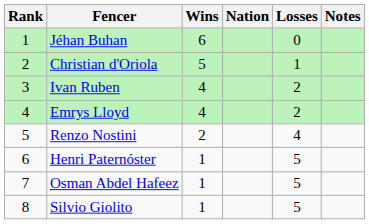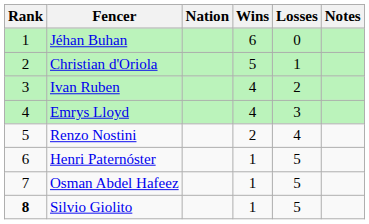columns swapped: (247, 16) <-> (202, 16)
(297, 111) 2 -> (297, 111) 3
(25, 207) normal -> (25, 207) bold
